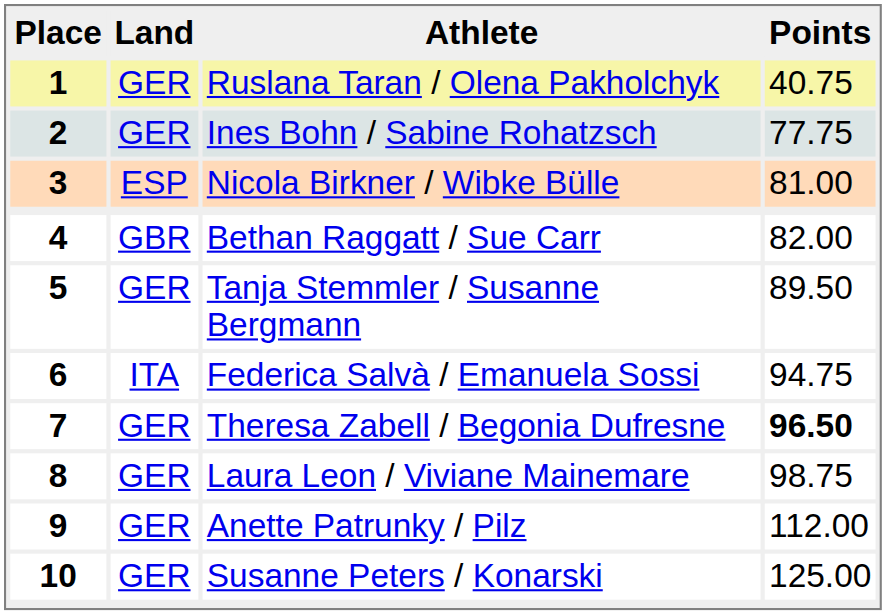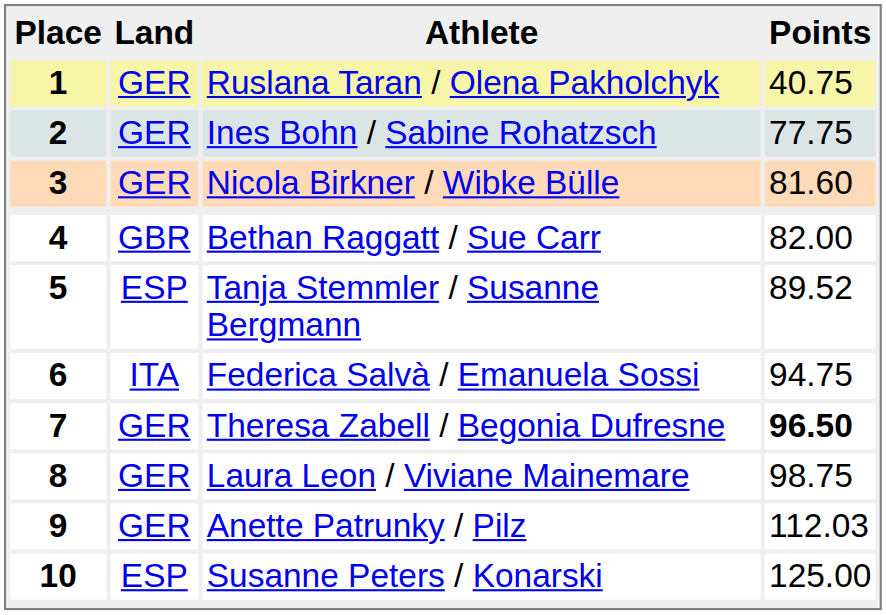(154, 183) ESP -> (154, 183) GER
(811, 183) 81.00 -> (811, 183) 81.60
(154, 287) GER -> (154, 287) ESP
(811, 287) 89.50 -> (811, 287) 89.52
(819, 525) 112.00 -> (819, 525) 112.03
(154, 576) GER -> (154, 576) ESP
